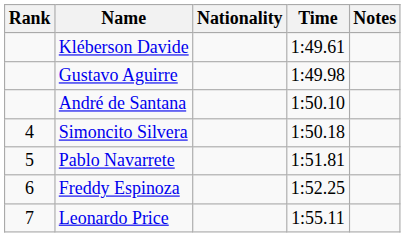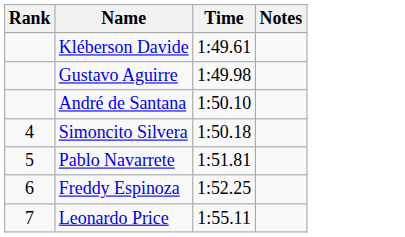- column: (240, 18)
